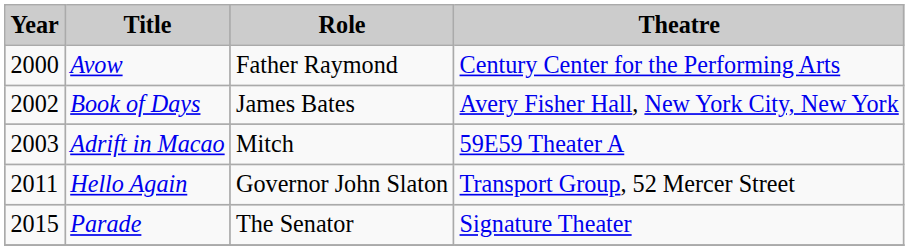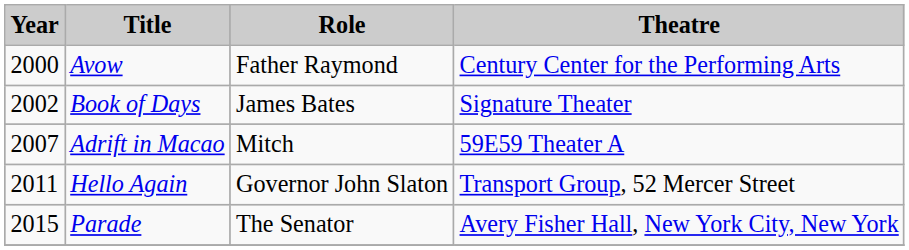(679, 104) Avery Fisher Hall, New York City, New York -> (546, 104) Signature Theater
(35, 144) 2003 -> (35, 144) 2007
(546, 224) Signature Theater -> (679, 224) Avery Fisher Hall, New York City, New York
